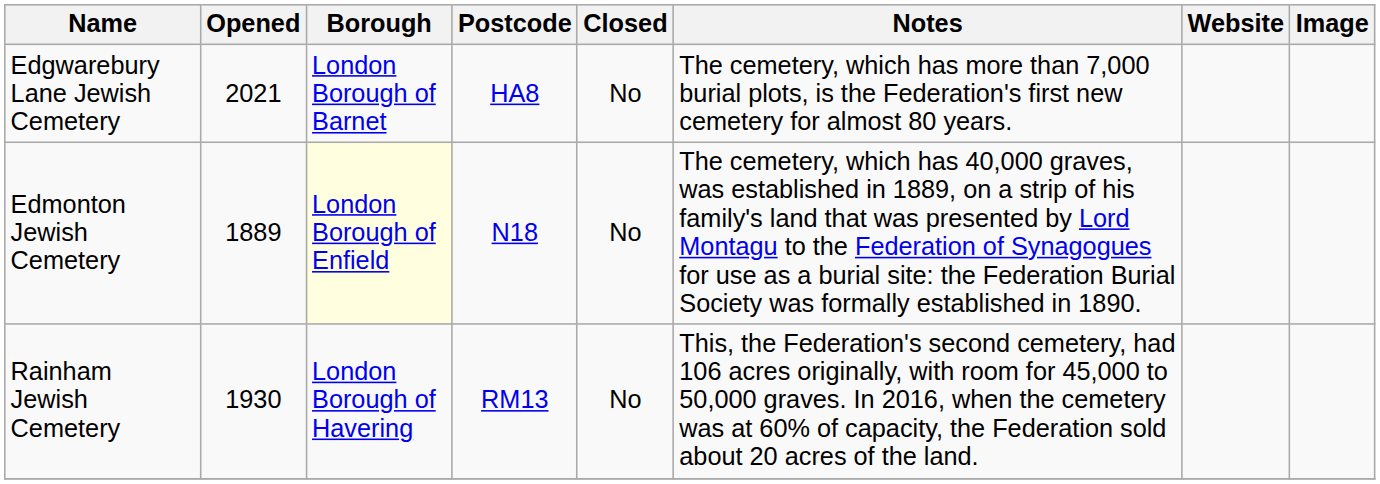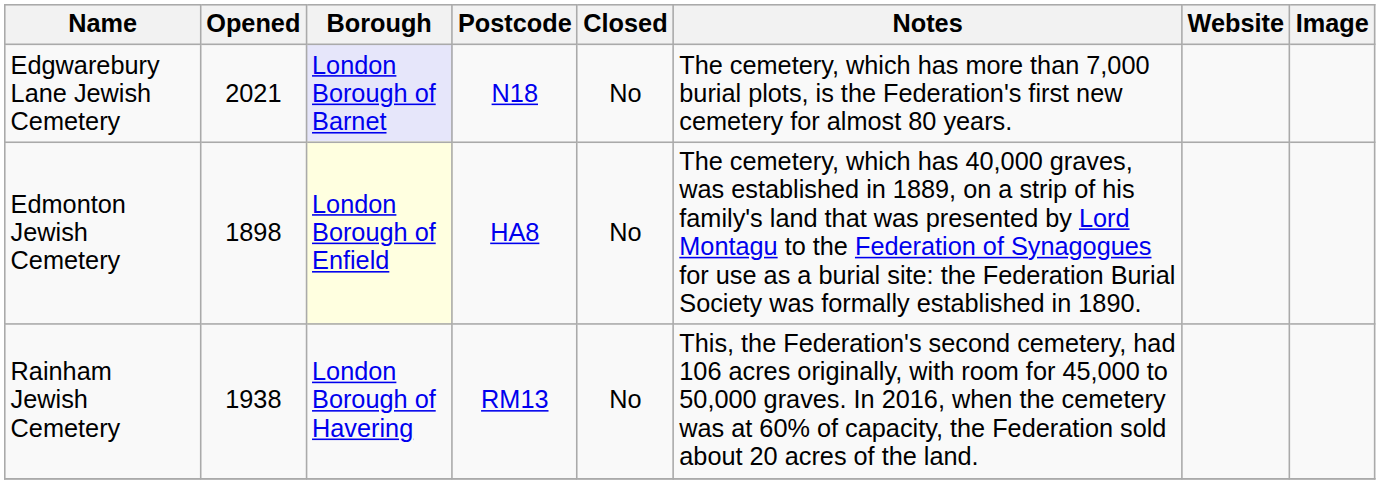(374, 93) no background -> (374, 93) lavender background
(515, 93) HA8 -> (515, 93) N18
(253, 232) 1889 -> (253, 232) 1898
(515, 232) N18 -> (515, 232) HA8
(253, 400) 1930 -> (253, 400) 1938
